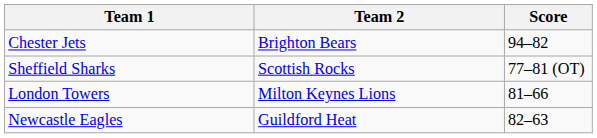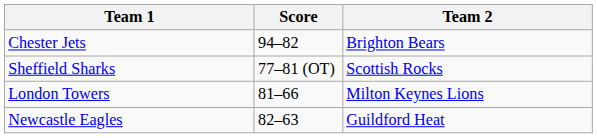columns swapped: (379, 17) <-> (548, 17)
